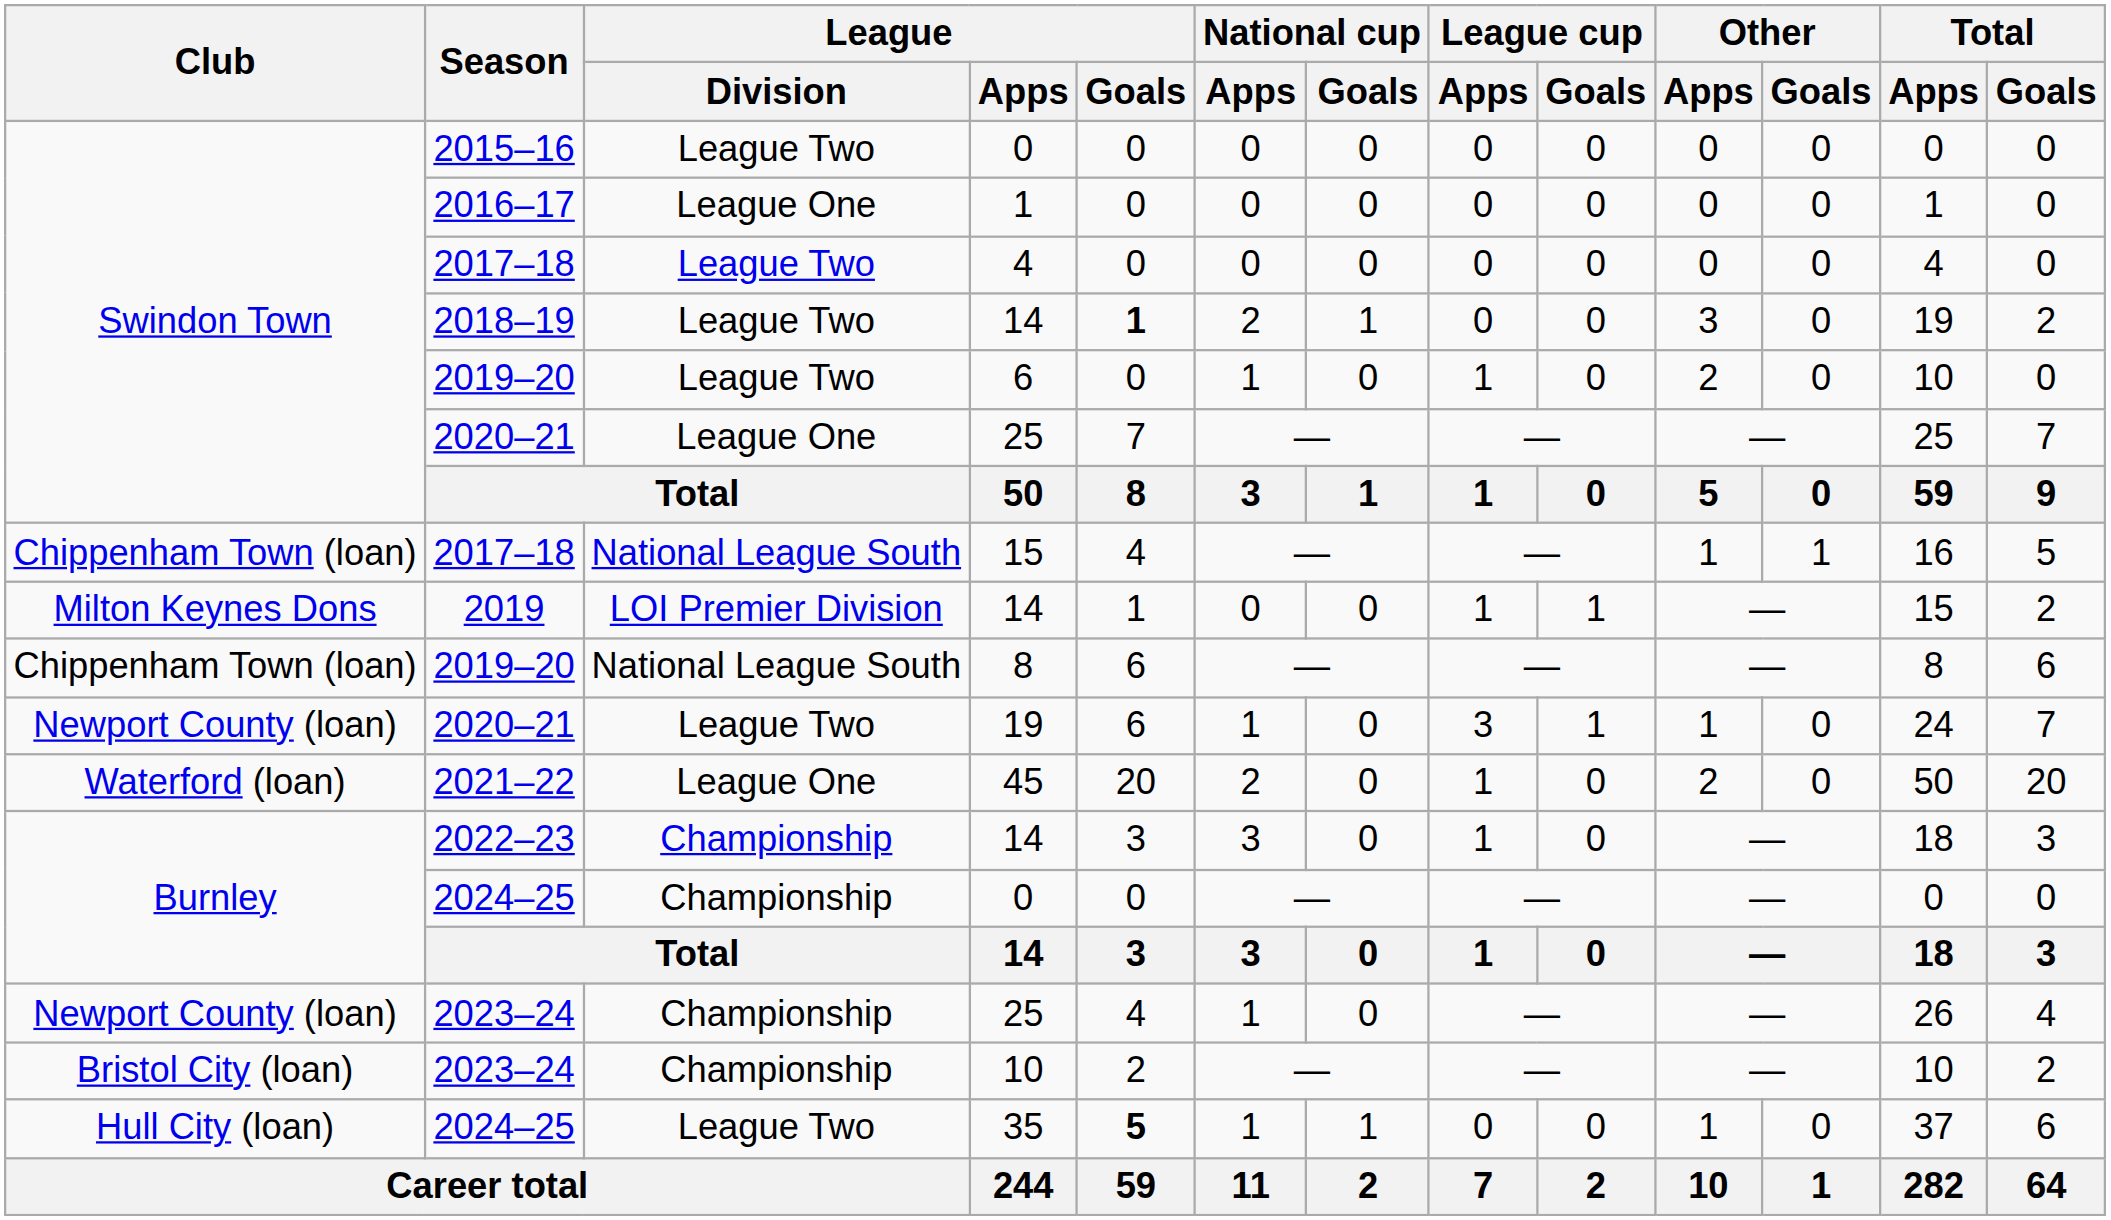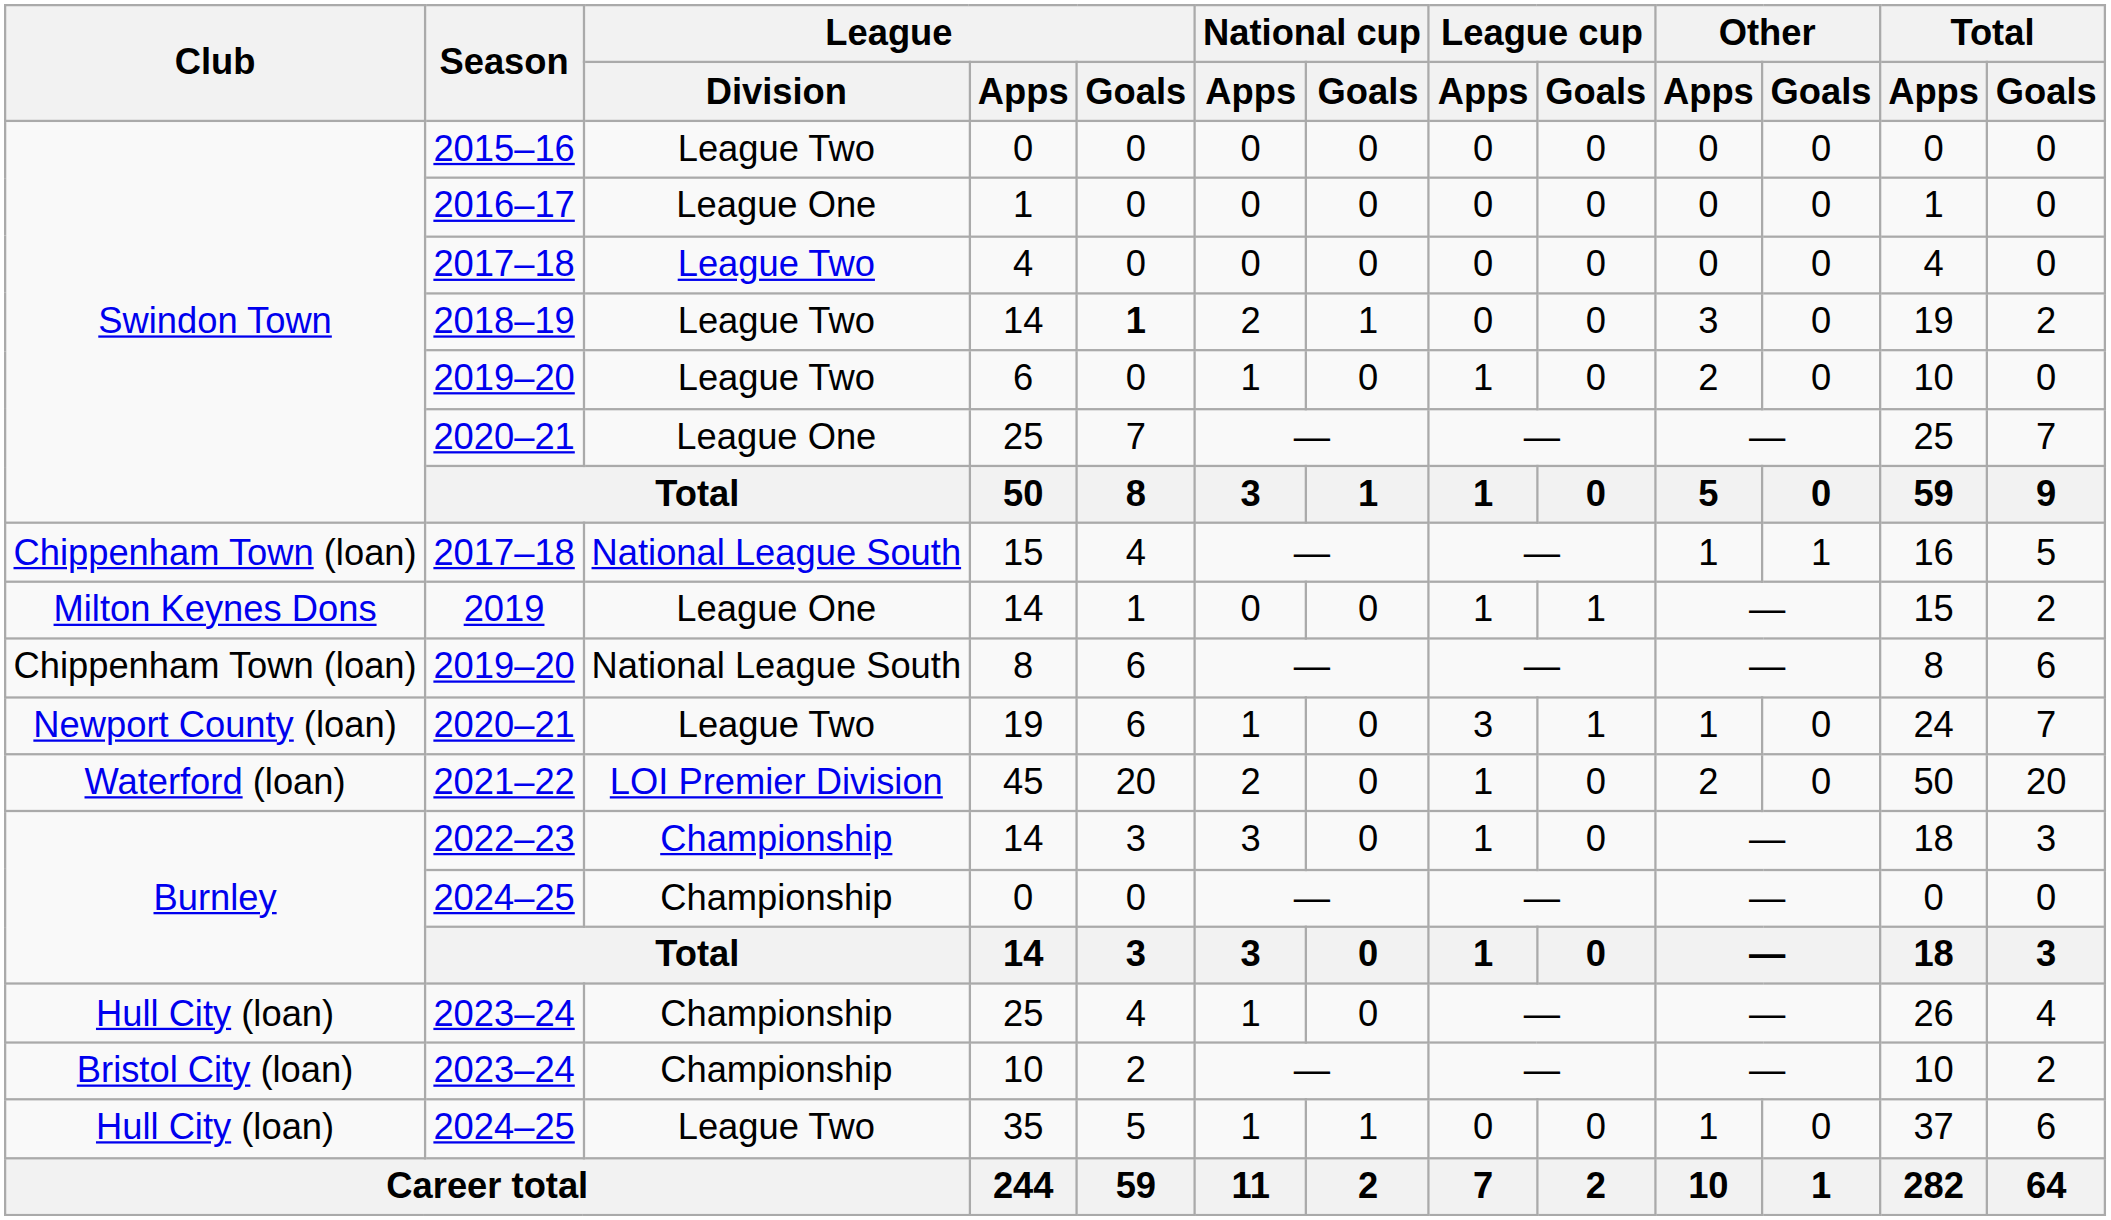(776, 609) LOI Premier Division -> (776, 609) League One
(776, 782) League One -> (776, 782) LOI Premier Division
(215, 1012) Newport County (loan) -> (215, 1012) Hull City (loan)
(1136, 1127) bold -> (1136, 1127) normal
